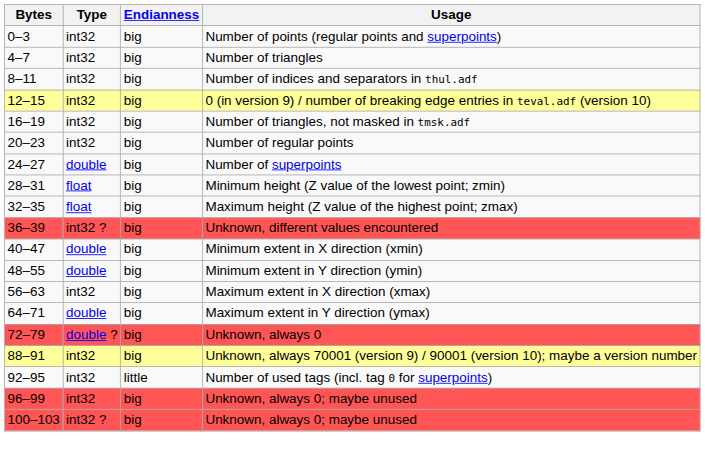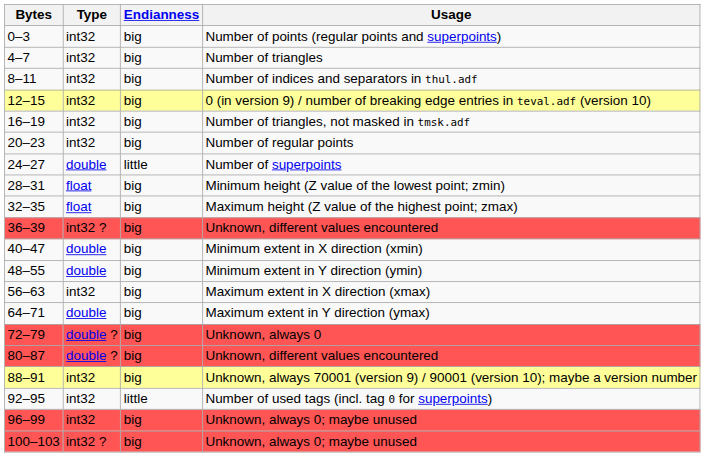(133, 164) big -> (136, 164) little
+ row: (26, 356)
